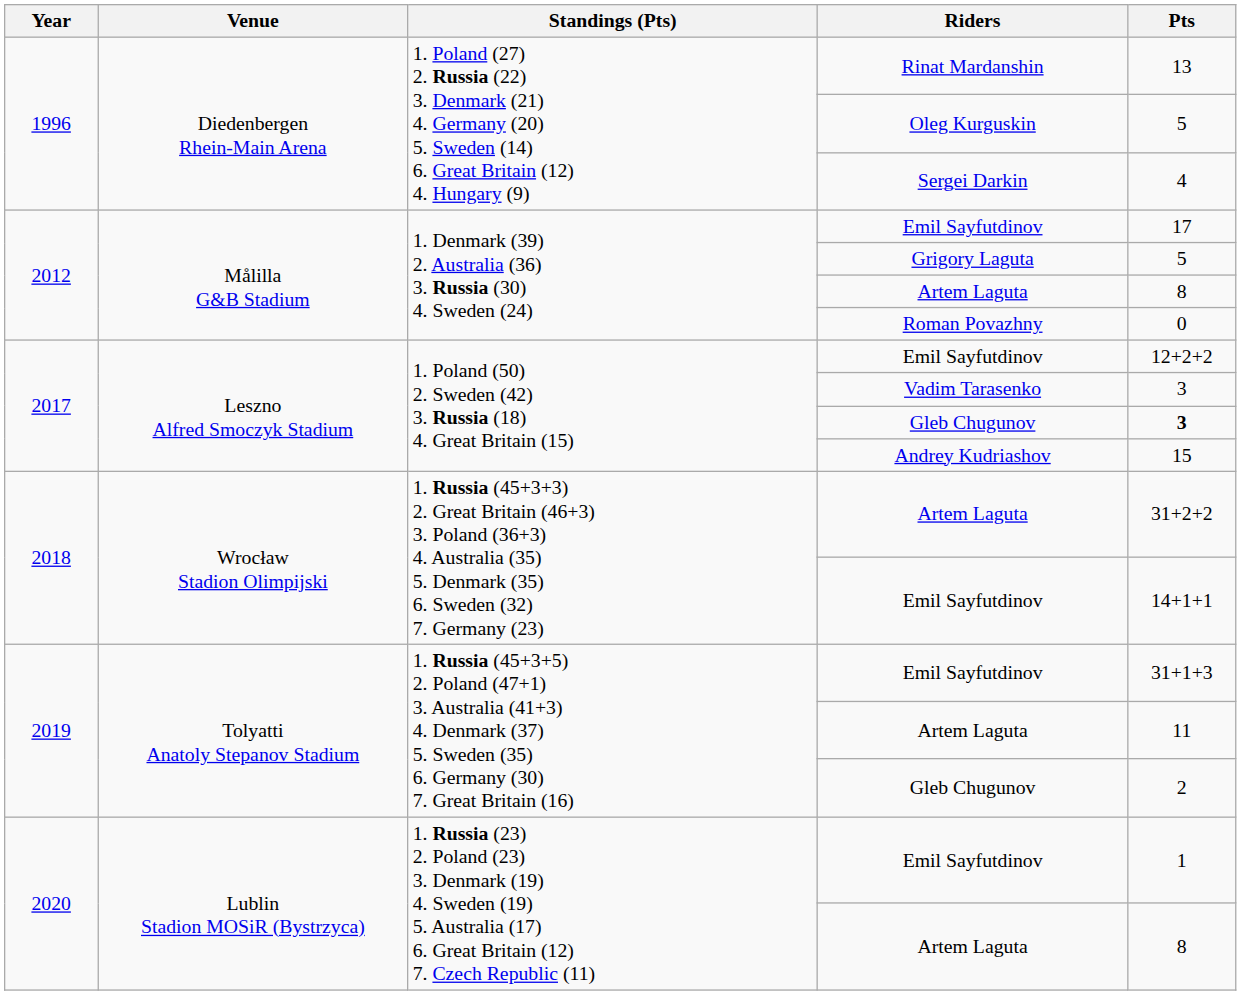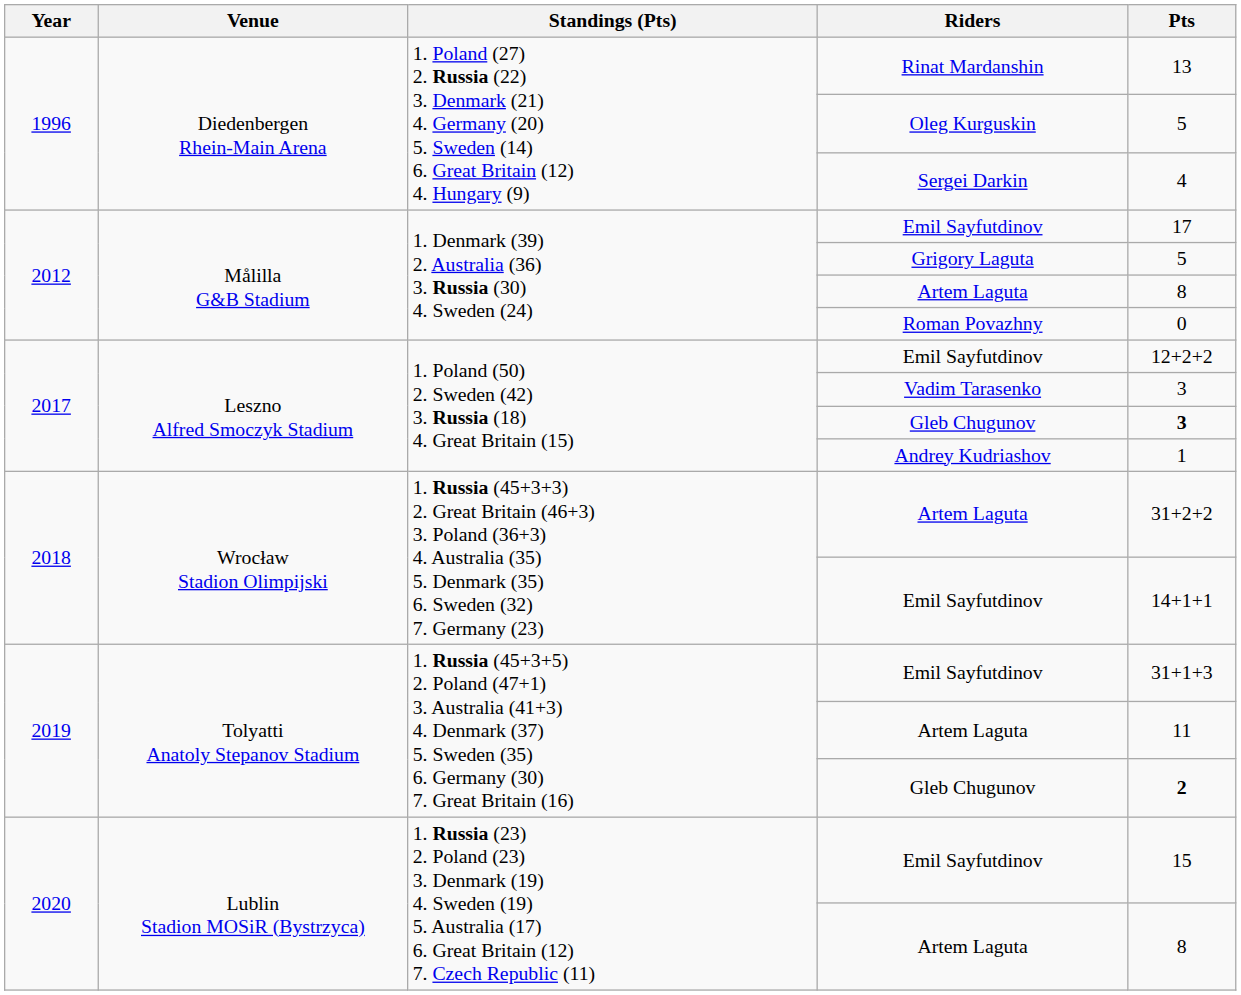(1182, 454) 15 -> (1182, 454) 1
(1182, 788) normal -> (1182, 788) bold
(1182, 860) 1 -> (1182, 860) 15
